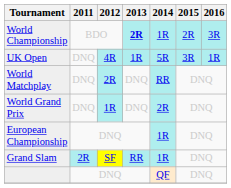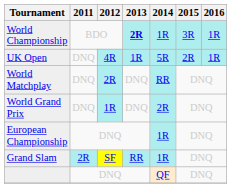(188, 35) 2R -> (188, 35) 3R
(214, 35) 3R -> (214, 35) 1R
(188, 57) 3R -> (188, 57) 2R
